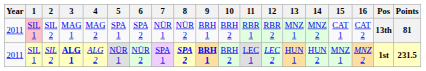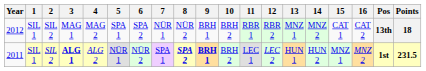(15, 30) 2011 -> (15, 30) 2012
(34, 30) pink background -> (34, 30) no background
(407, 30) 81 -> (407, 30) 18
